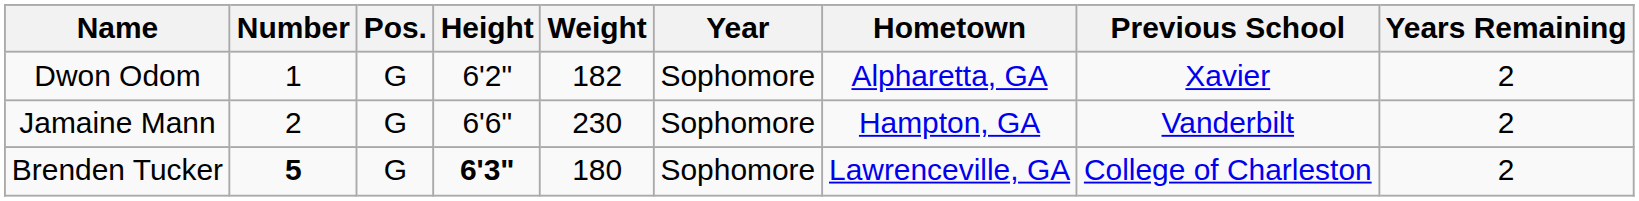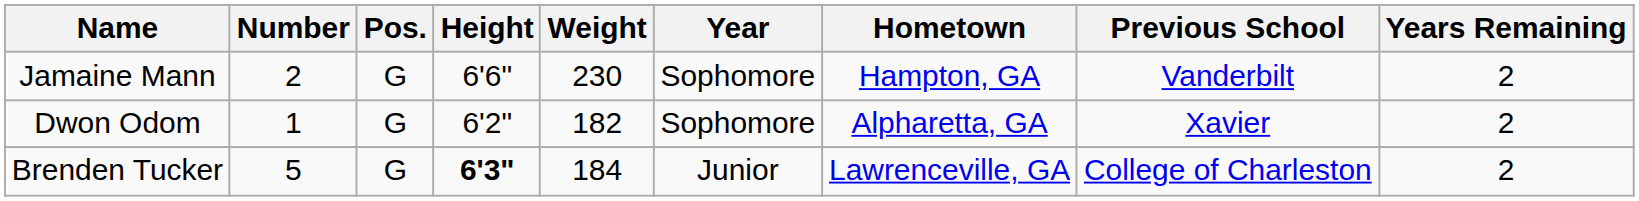rows swapped: (117, 75) <-> (117, 123)
(293, 170) bold -> (293, 170) normal
(597, 170) 180 -> (597, 170) 184
(738, 170) Sophomore -> (738, 170) Junior
